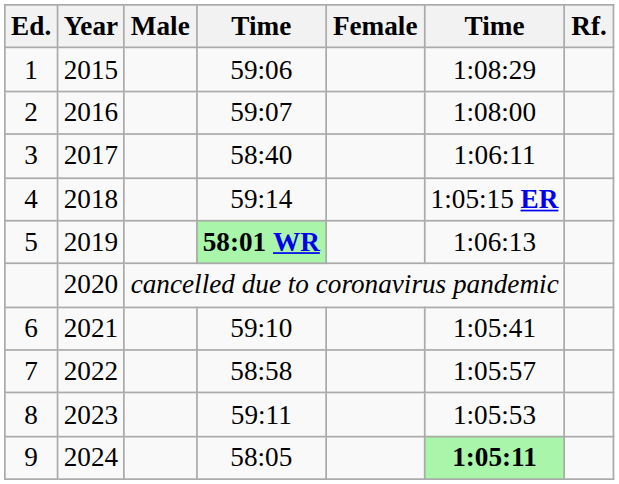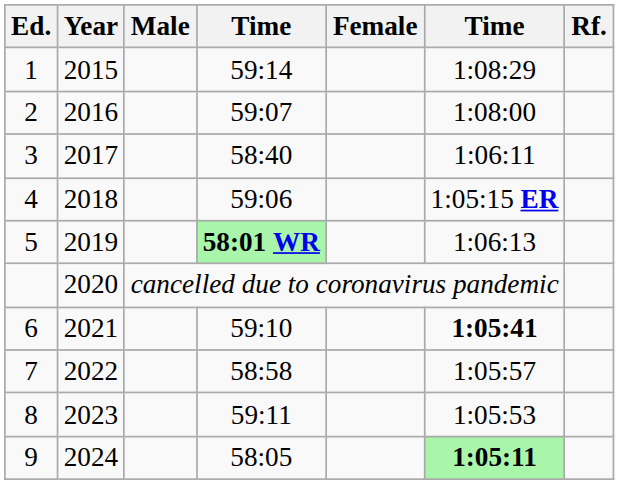(261, 69) 59:06 -> (261, 69) 59:14
(261, 198) 59:14 -> (261, 198) 59:06
(494, 328) normal -> (494, 328) bold
